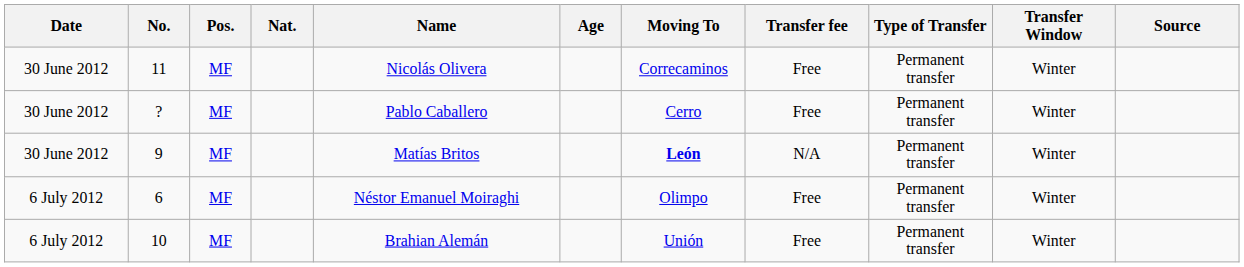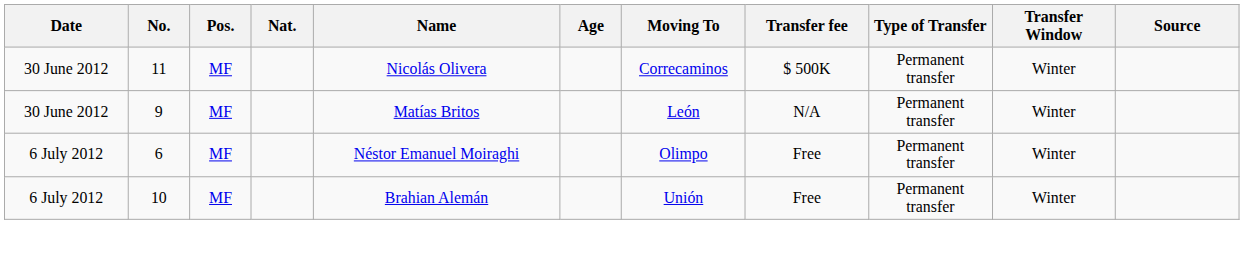(807, 68) Free -> (807, 68) $ 500K
- row: (159, 111)
(683, 154) bold -> (683, 111) normal
